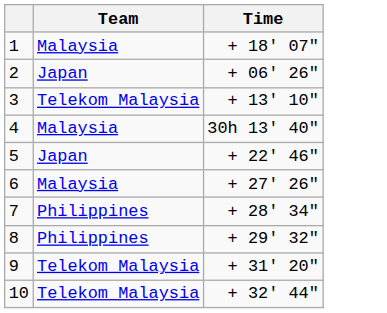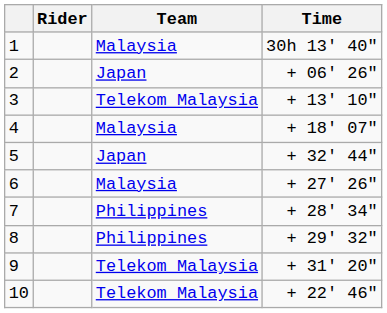+ column: (62, 18)
(273, 46) + 18' 07" -> (322, 46) 30h 13' 40"
(263, 129) 30h 13' 40" -> (332, 129) + 18' 07"
(273, 156) + 22' 46" -> (332, 156) + 32' 44"
(273, 294) + 32' 44" -> (332, 294) + 22' 46"
